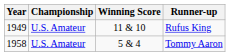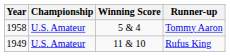rows swapped: (188, 28) <-> (194, 43)
